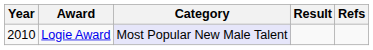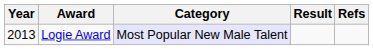(21, 34) 2010 -> (21, 34) 2013
